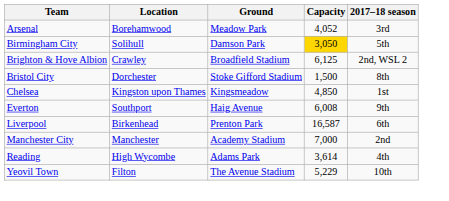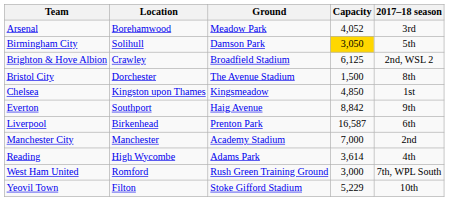(256, 76) Stoke Gifford Stadium -> (253, 76) The Avenue Stadium
(326, 108) 6,008 -> (352, 108) 8,842
+ row: (43, 172)
(253, 172) The Avenue Stadium -> (256, 188) Stoke Gifford Stadium
